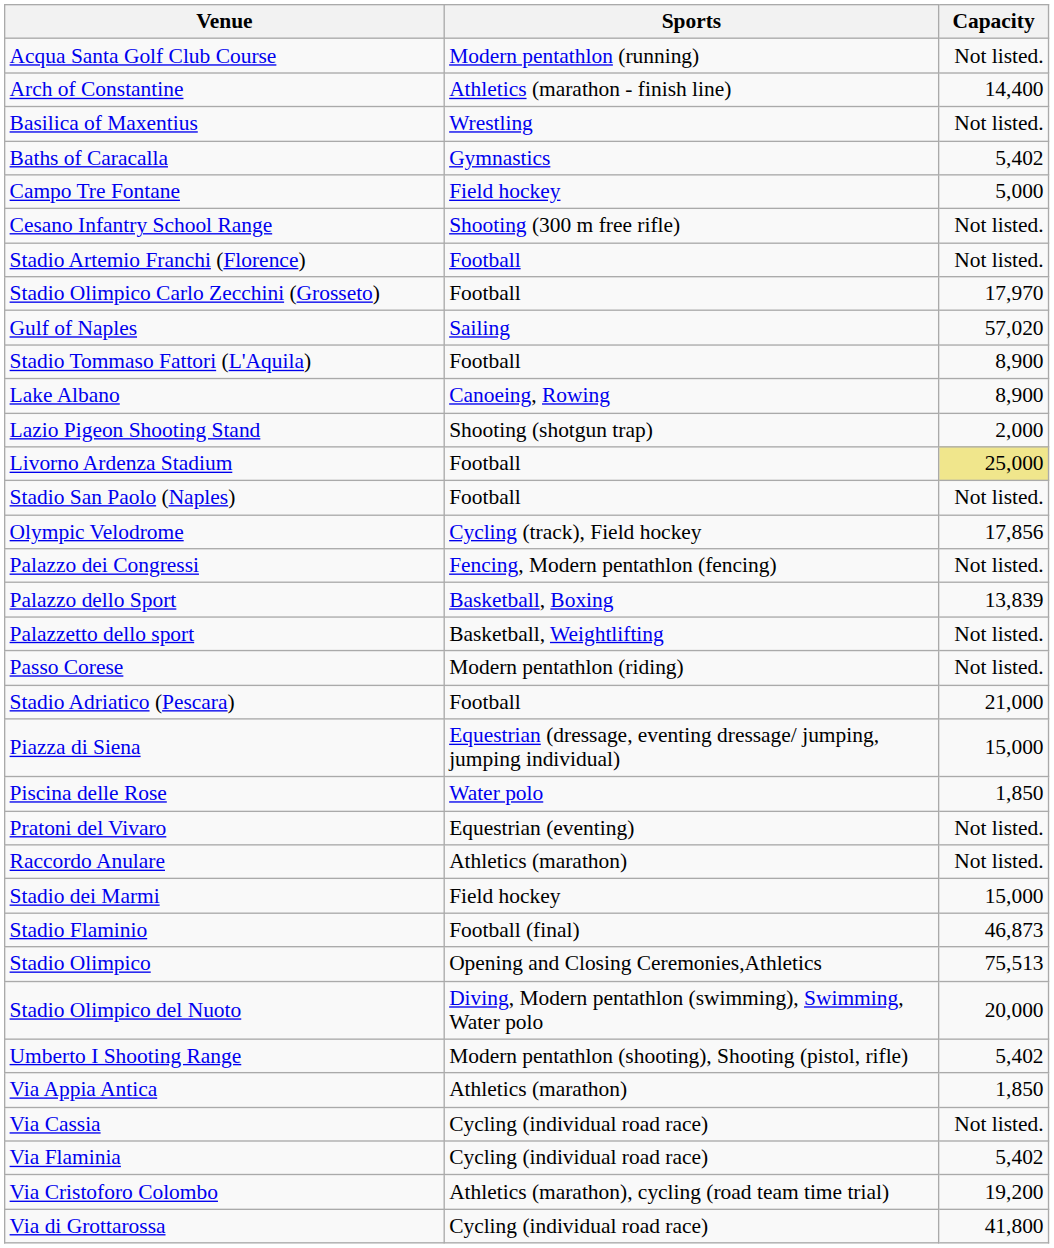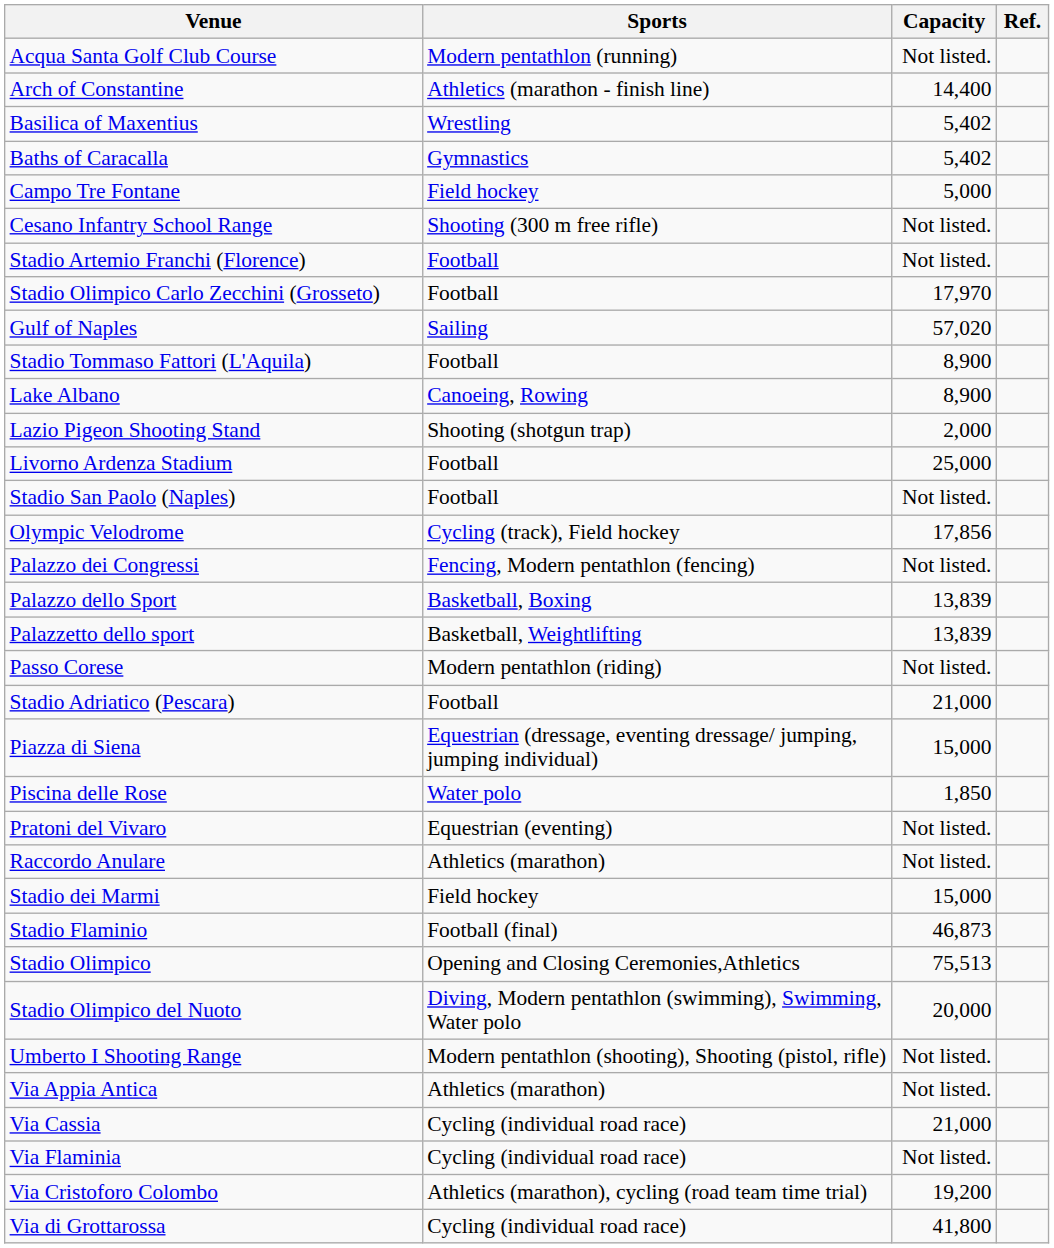+ column: (1022, 21)
(999, 123) Not listed. -> (967, 123) 5,402
(1014, 463) khaki background -> (962, 463) no background
(999, 633) Not listed. -> (962, 633) 13,839
(1019, 1055) 5,402 -> (947, 1055) Not listed.
(1019, 1089) 1,850 -> (947, 1089) Not listed.
(999, 1123) Not listed. -> (962, 1123) 21,000
(1019, 1157) 5,402 -> (947, 1157) Not listed.
